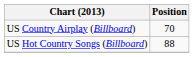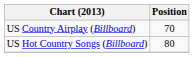(169, 44) 88 -> (169, 44) 80
